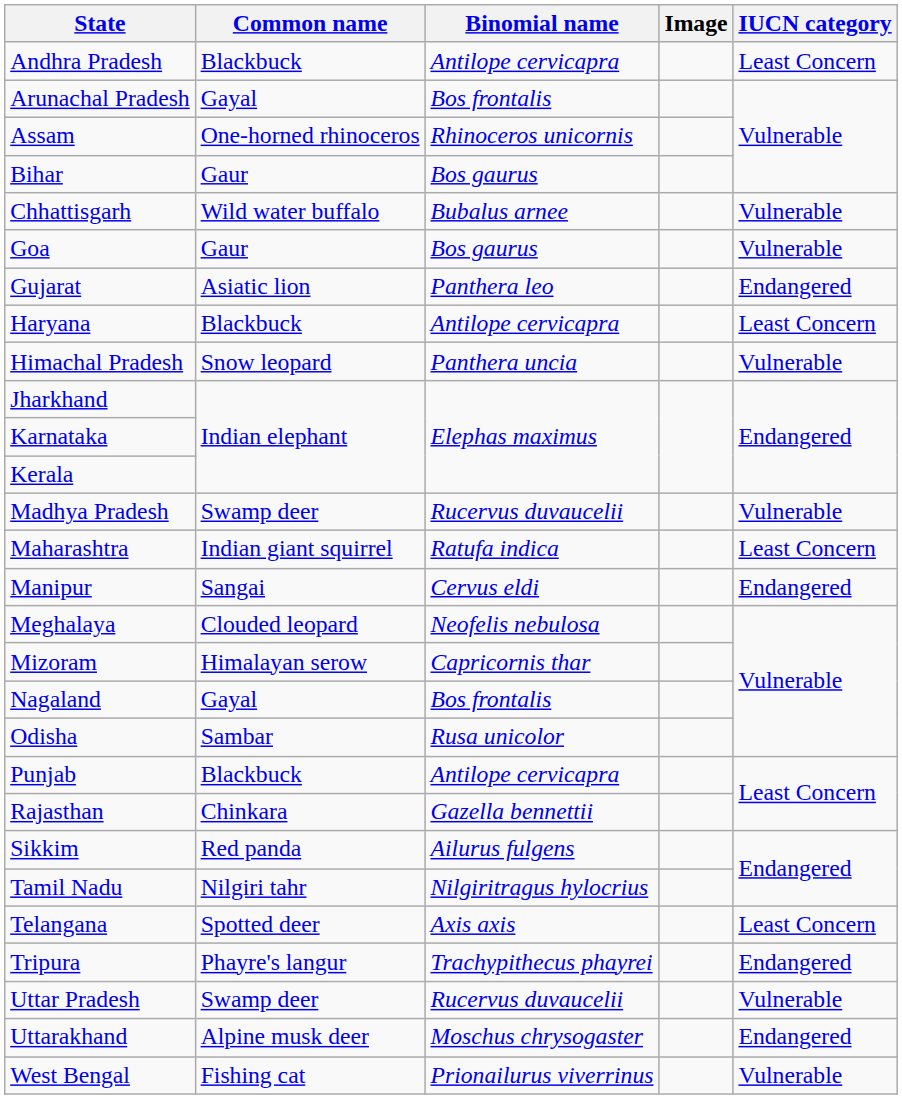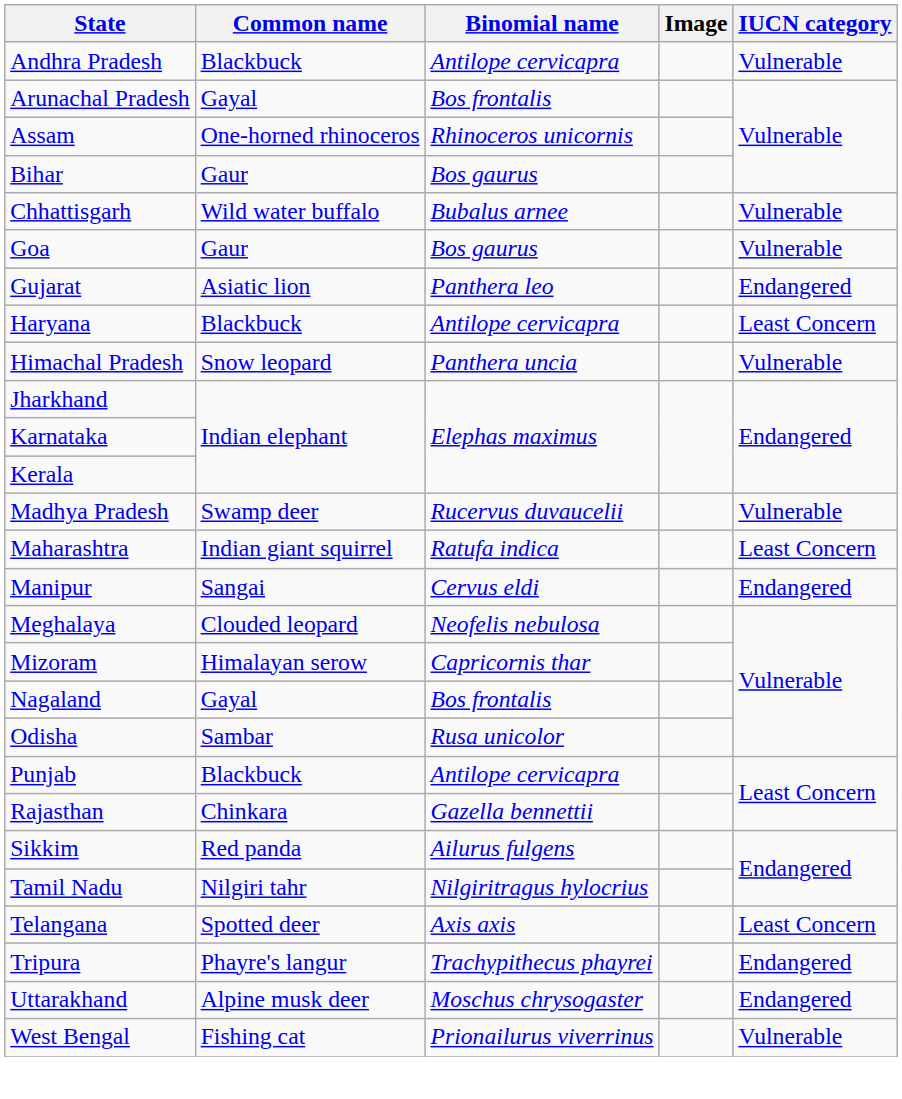(807, 60) Least Concern -> (790, 60) Vulnerable
- row: (75, 999)
